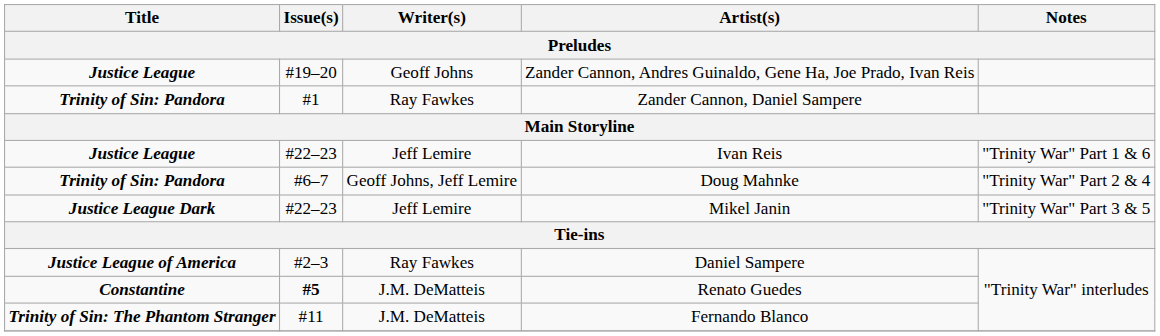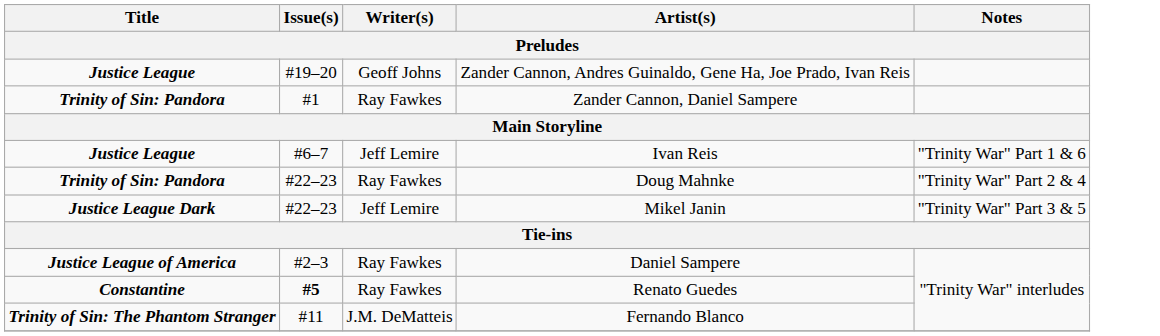(311, 153) #22–23 -> (311, 153) #6–7
(311, 180) #6–7 -> (311, 180) #22–23
(432, 180) Geoff Johns, Jeff Lemire -> (400, 180) Ray Fawkes
(432, 289) J.M. DeMatteis -> (400, 289) Ray Fawkes
